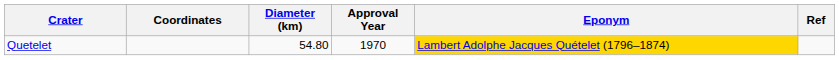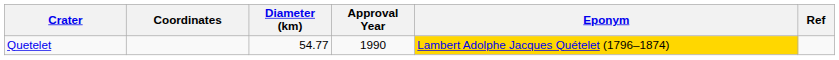(314, 45) 54.80 -> (314, 45) 54.77
(373, 45) 1970 -> (373, 45) 1990
